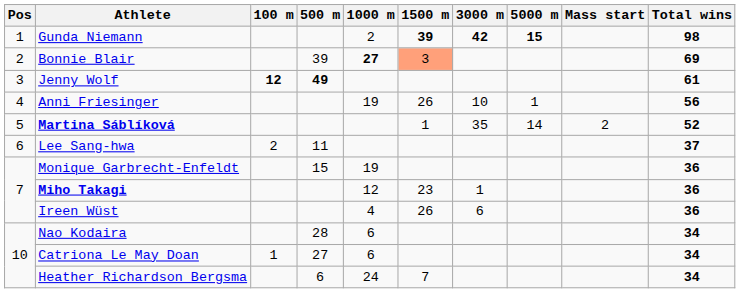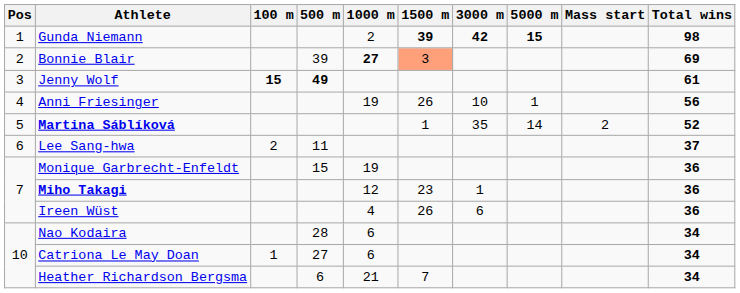(274, 81) 12 -> (274, 81) 15
(371, 277) 24 -> (371, 277) 21
